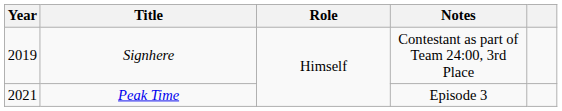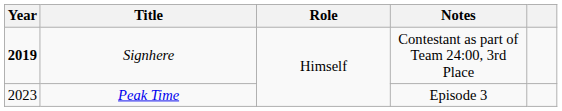(22, 55) normal -> (22, 55) bold
(22, 94) 2021 -> (22, 94) 2023
